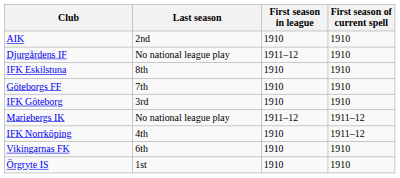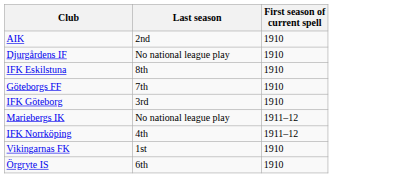- column: (295, 17)
(142, 149) 6th -> (141, 149) 1st
(141, 165) 1st -> (142, 165) 6th
